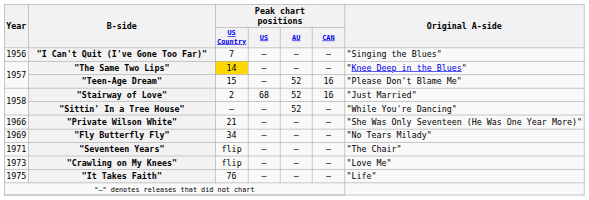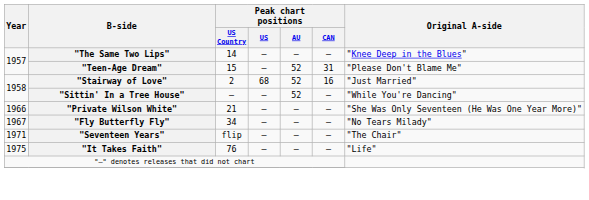- row: (122, 54)
(232, 68) gold background -> (232, 54) no background
(328, 81) 16 -> (328, 68) 31
(16, 136) 1969 -> (16, 122) 1967
- row: (122, 163)
